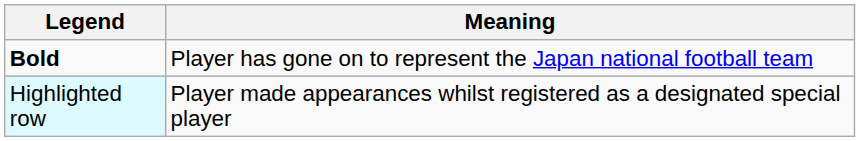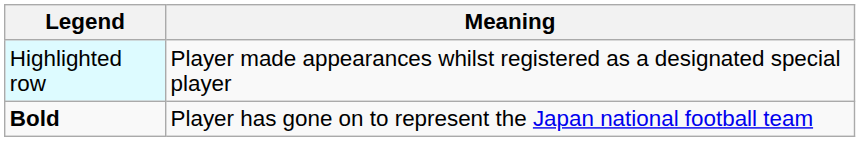rows swapped: (66, 105) <-> (35, 57)
